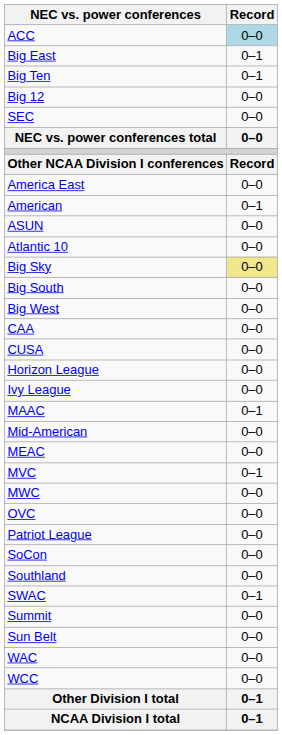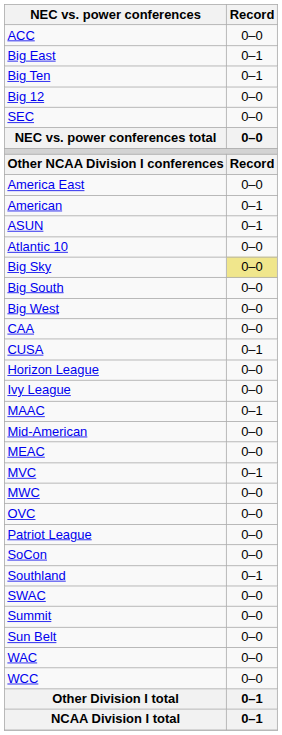(252, 35) lightblue background -> (252, 35) no background
(252, 226) 0–0 -> (252, 226) 0–1
(252, 349) 0–0 -> (252, 349) 0–1
(252, 575) 0–0 -> (252, 575) 0–1
(252, 596) 0–1 -> (252, 596) 0–0
